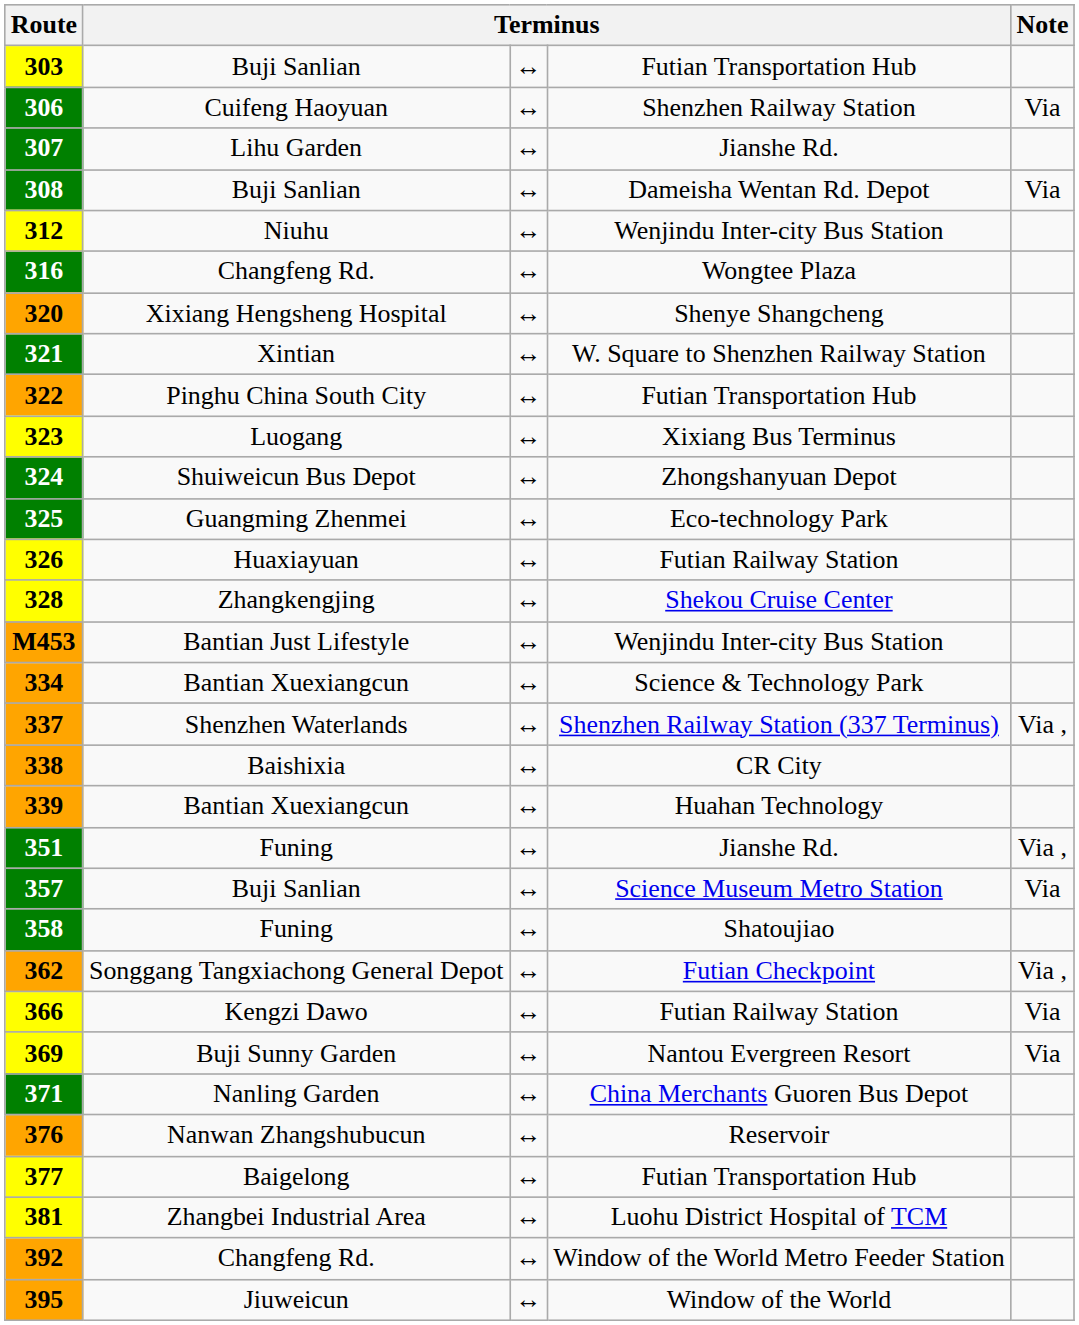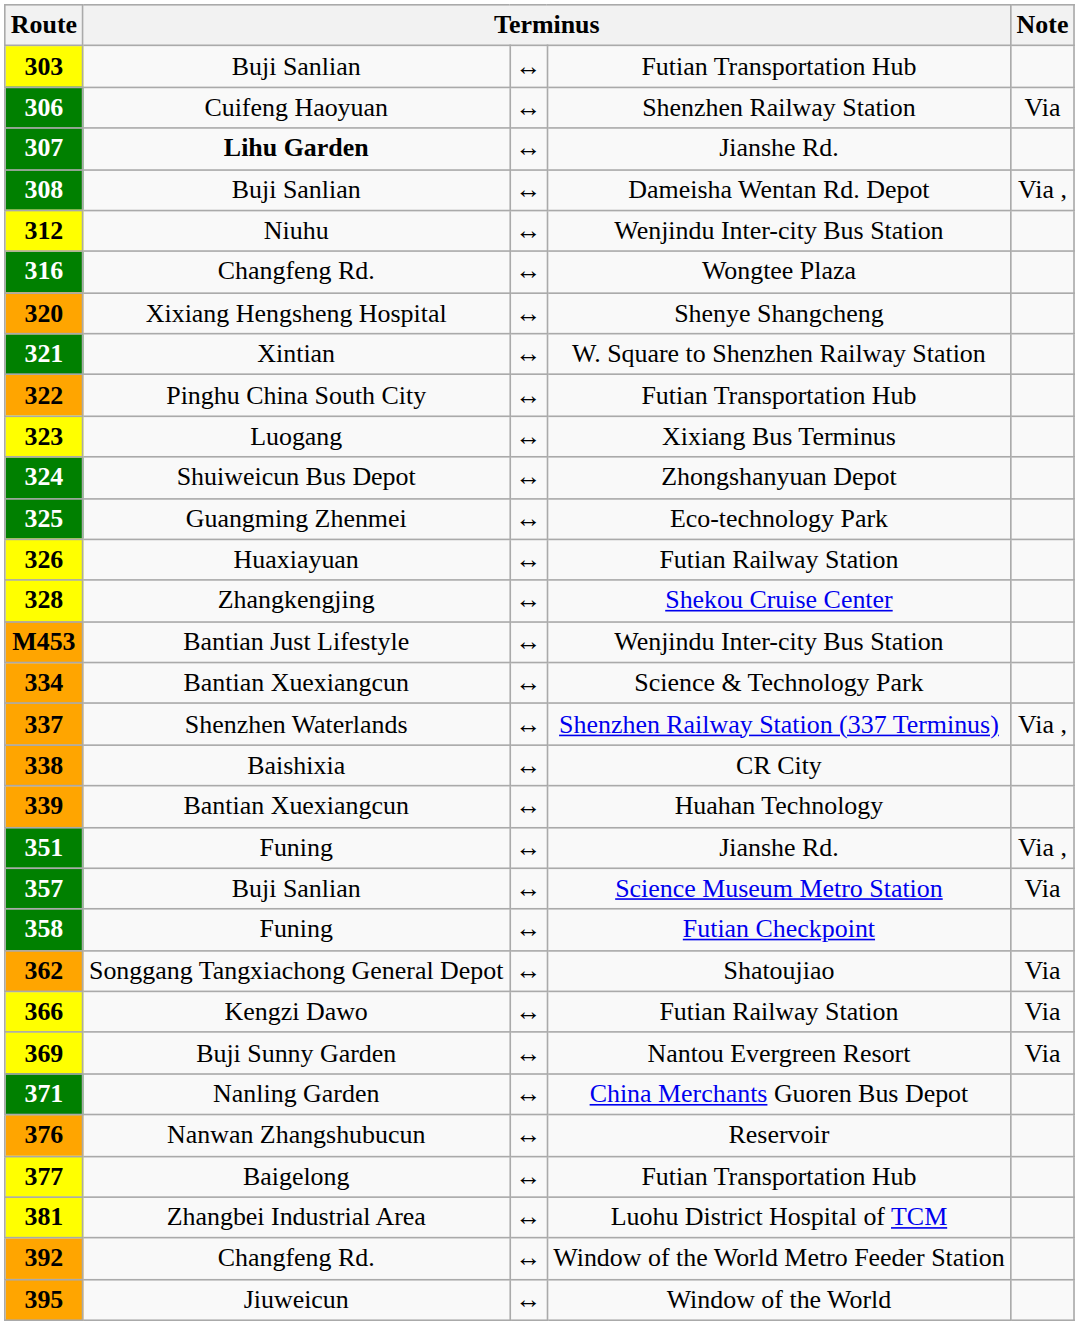(296, 148) normal -> (296, 148) bold
(1042, 189) Via -> (1042, 189) Via ,
(779, 929) Shatoujiao -> (779, 929) Futian Checkpoint
(779, 970) Futian Checkpoint -> (779, 970) Shatoujiao
(1042, 970) Via , -> (1042, 970) Via
